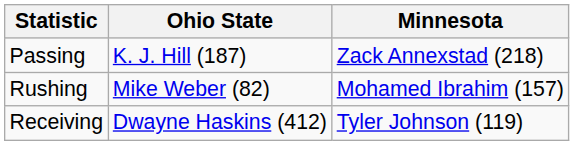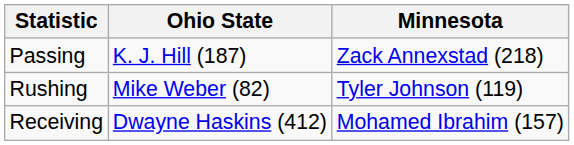(450, 88) Mohamed Ibrahim (157) -> (430, 88) Tyler Johnson (119)
(430, 122) Tyler Johnson (119) -> (450, 122) Mohamed Ibrahim (157)
